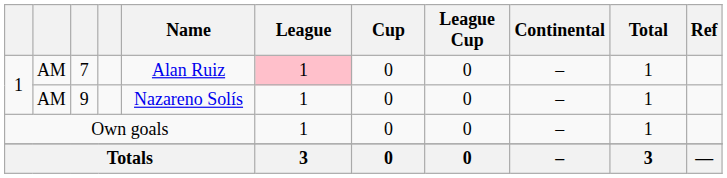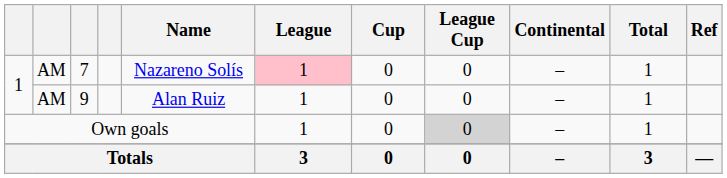(189, 70) Alan Ruiz -> (189, 70) Nazareno Solís
(189, 99) Nazareno Solís -> (189, 99) Alan Ruiz
(467, 129) no background -> (467, 129) lightgrey background
